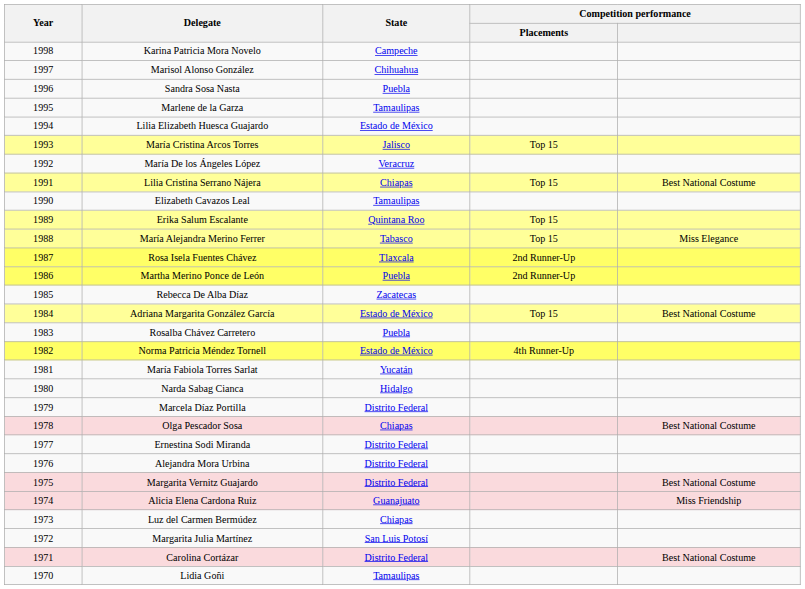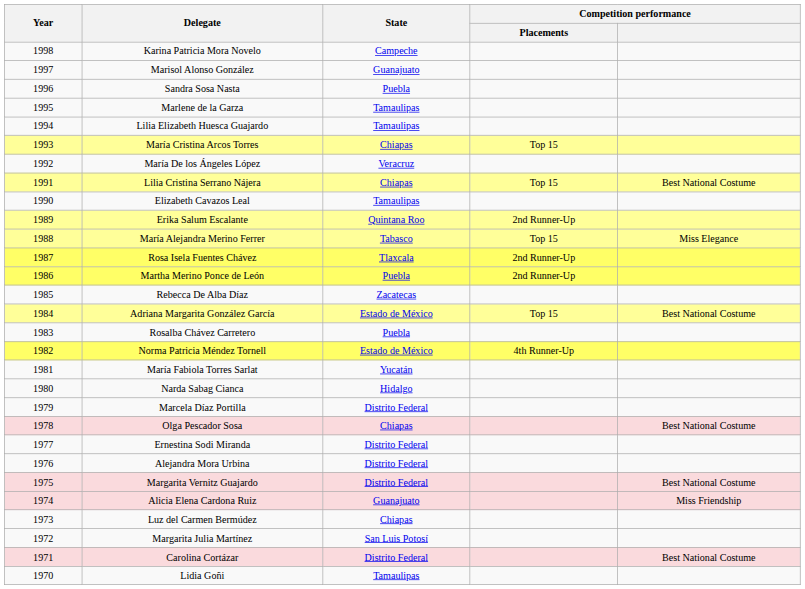(396, 70) Chihuahua -> (396, 70) Guanajuato
(396, 126) Estado de México -> (396, 126) Tamaulipas
(396, 145) Jalisco -> (396, 145) Chiapas
(544, 220) Top 15 -> (544, 220) 2nd Runner-Up
